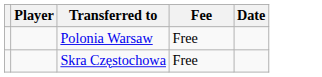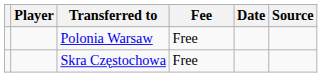+ column: (293, 15)
